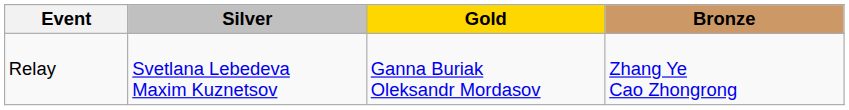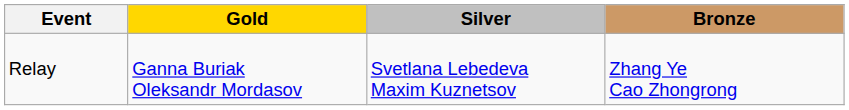columns swapped: (486, 19) <-> (247, 19)
